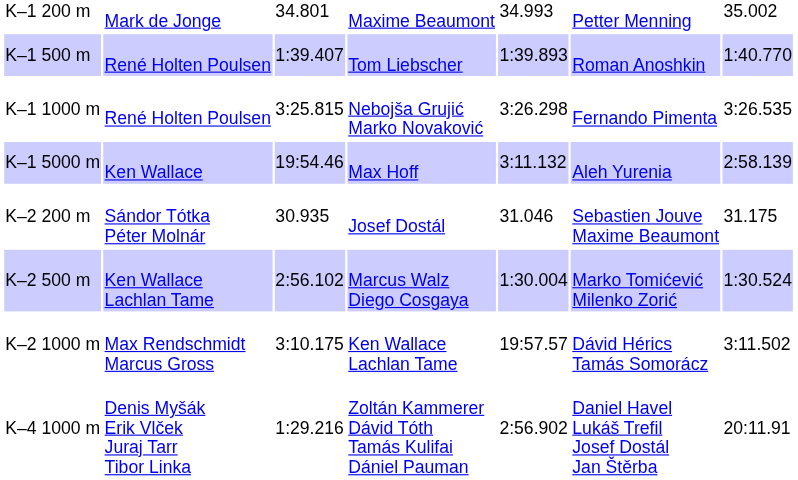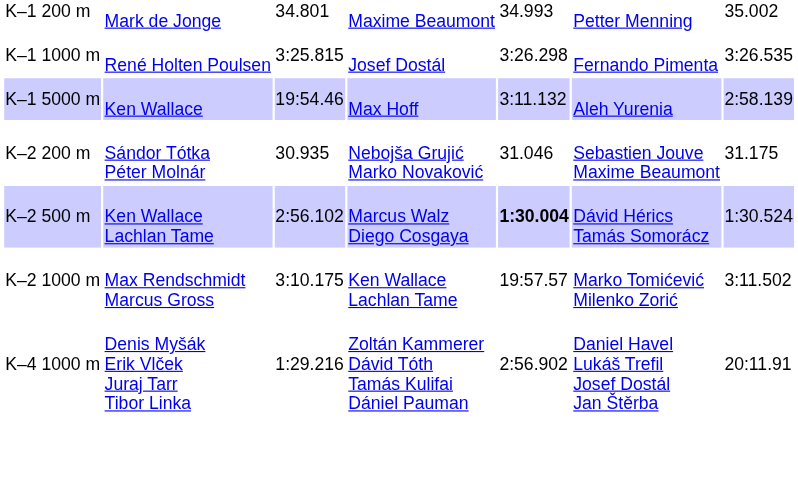- row: (48, 55)
(416, 118) Nebojša Grujić Marko Novaković -> (397, 64) Josef Dostál
(397, 226) Josef Dostál -> (416, 162) Nebojša Grujić Marko Novaković
(534, 280) normal -> (534, 216) bold
(638, 290) Marko Tomićević Milenko Zorić -> (641, 226) Dávid Hérics Tamás Somorácz
(640, 354) Dávid Hérics Tamás Somorácz -> (639, 290) Marko Tomićević Milenko Zorić
